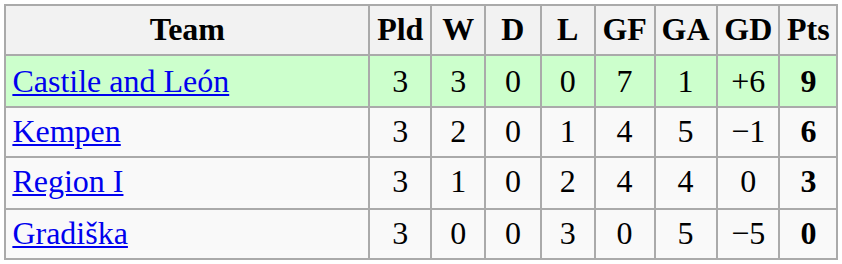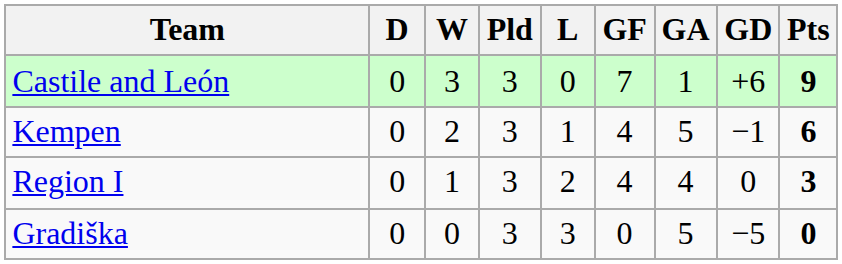columns swapped: (400, 29) <-> (513, 29)
